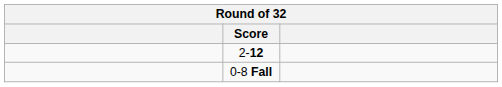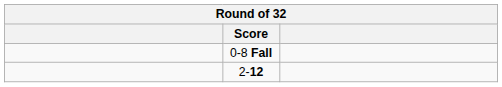rows swapped: (251, 53) <-> (251, 72)
